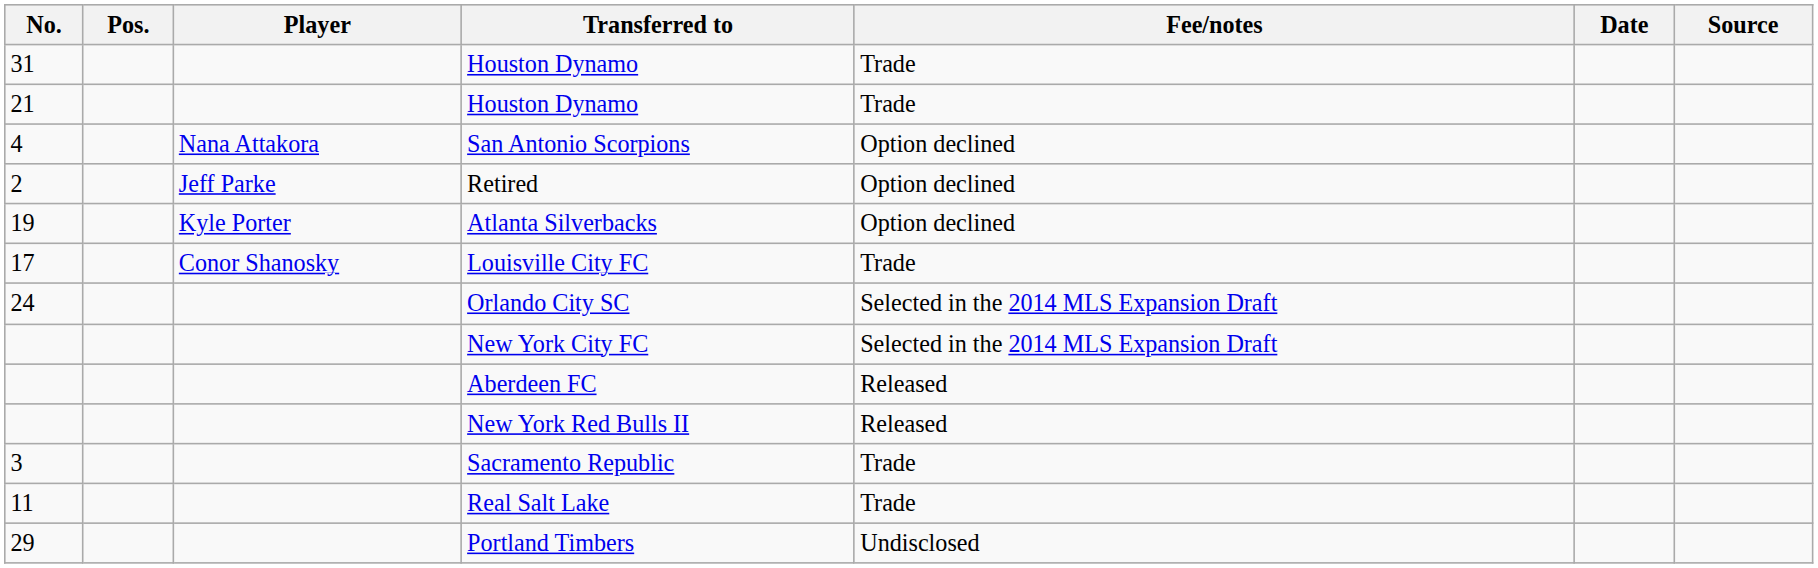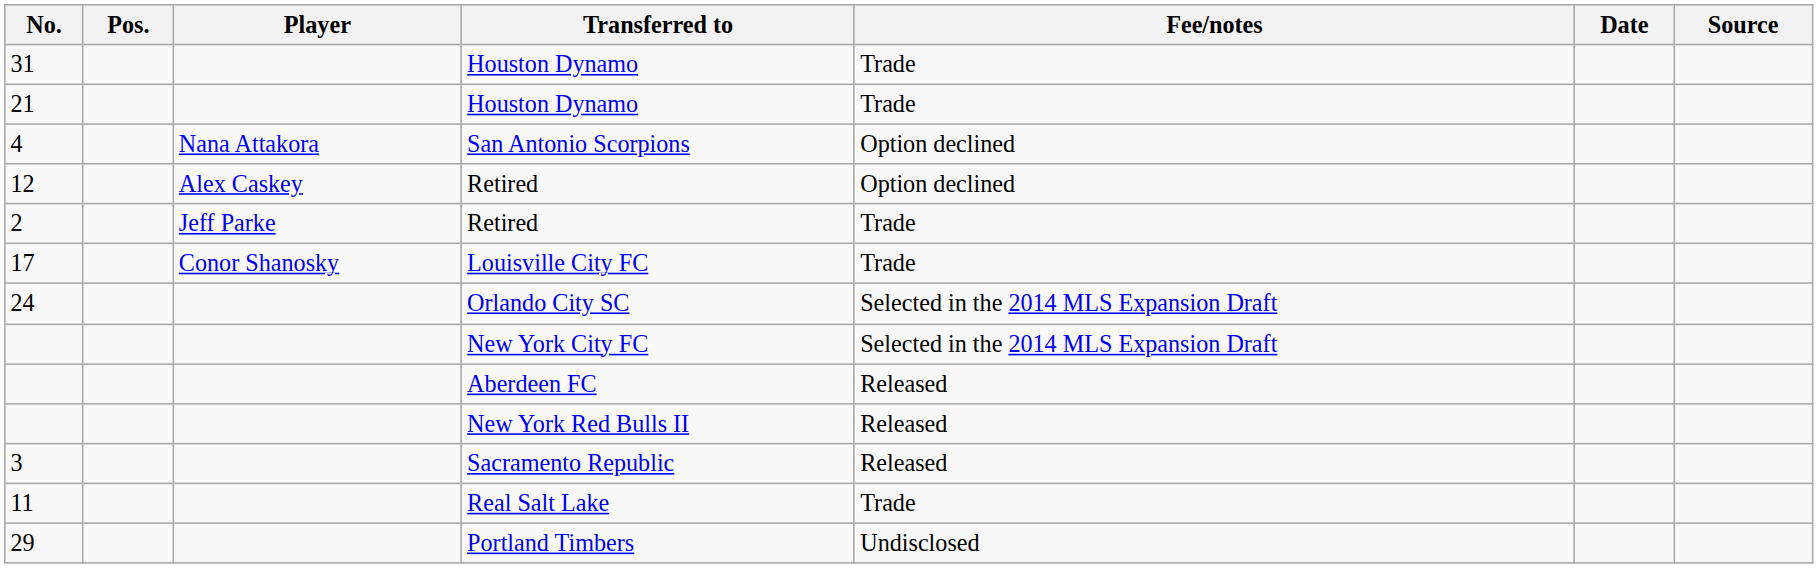+ row: (22, 184)
(938, 184) Option declined -> (888, 223) Trade
- row: (22, 223)
(888, 462) Trade -> (904, 462) Released
